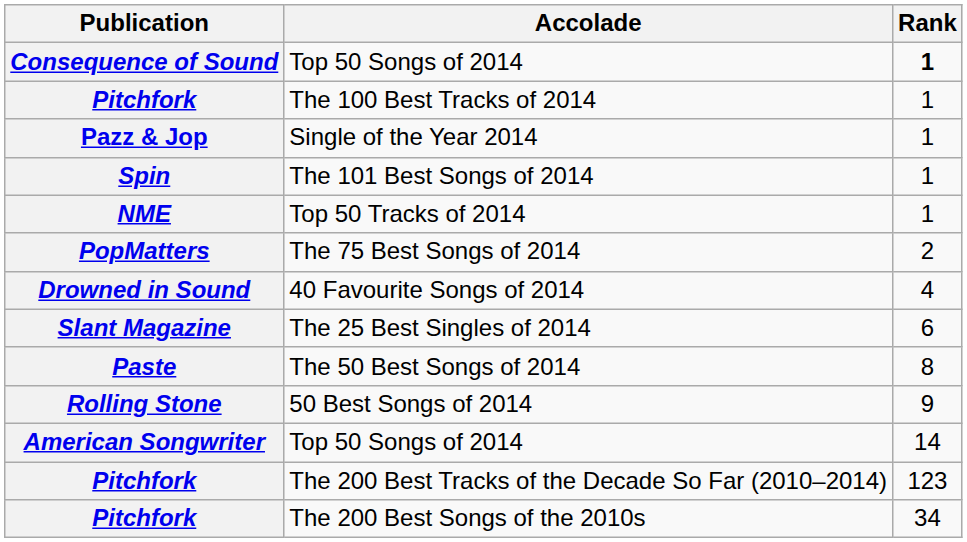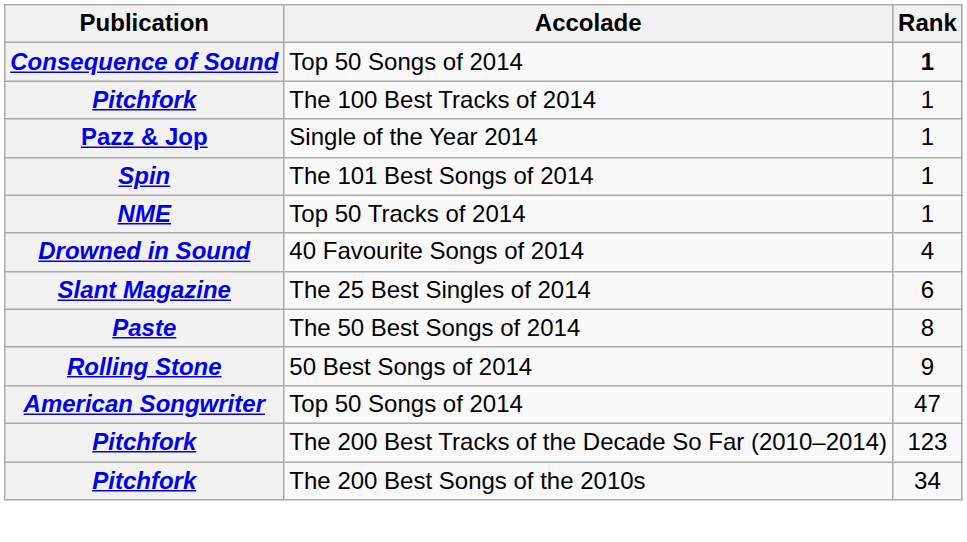- row: (144, 251)
(927, 442) 14 -> (927, 404) 47
